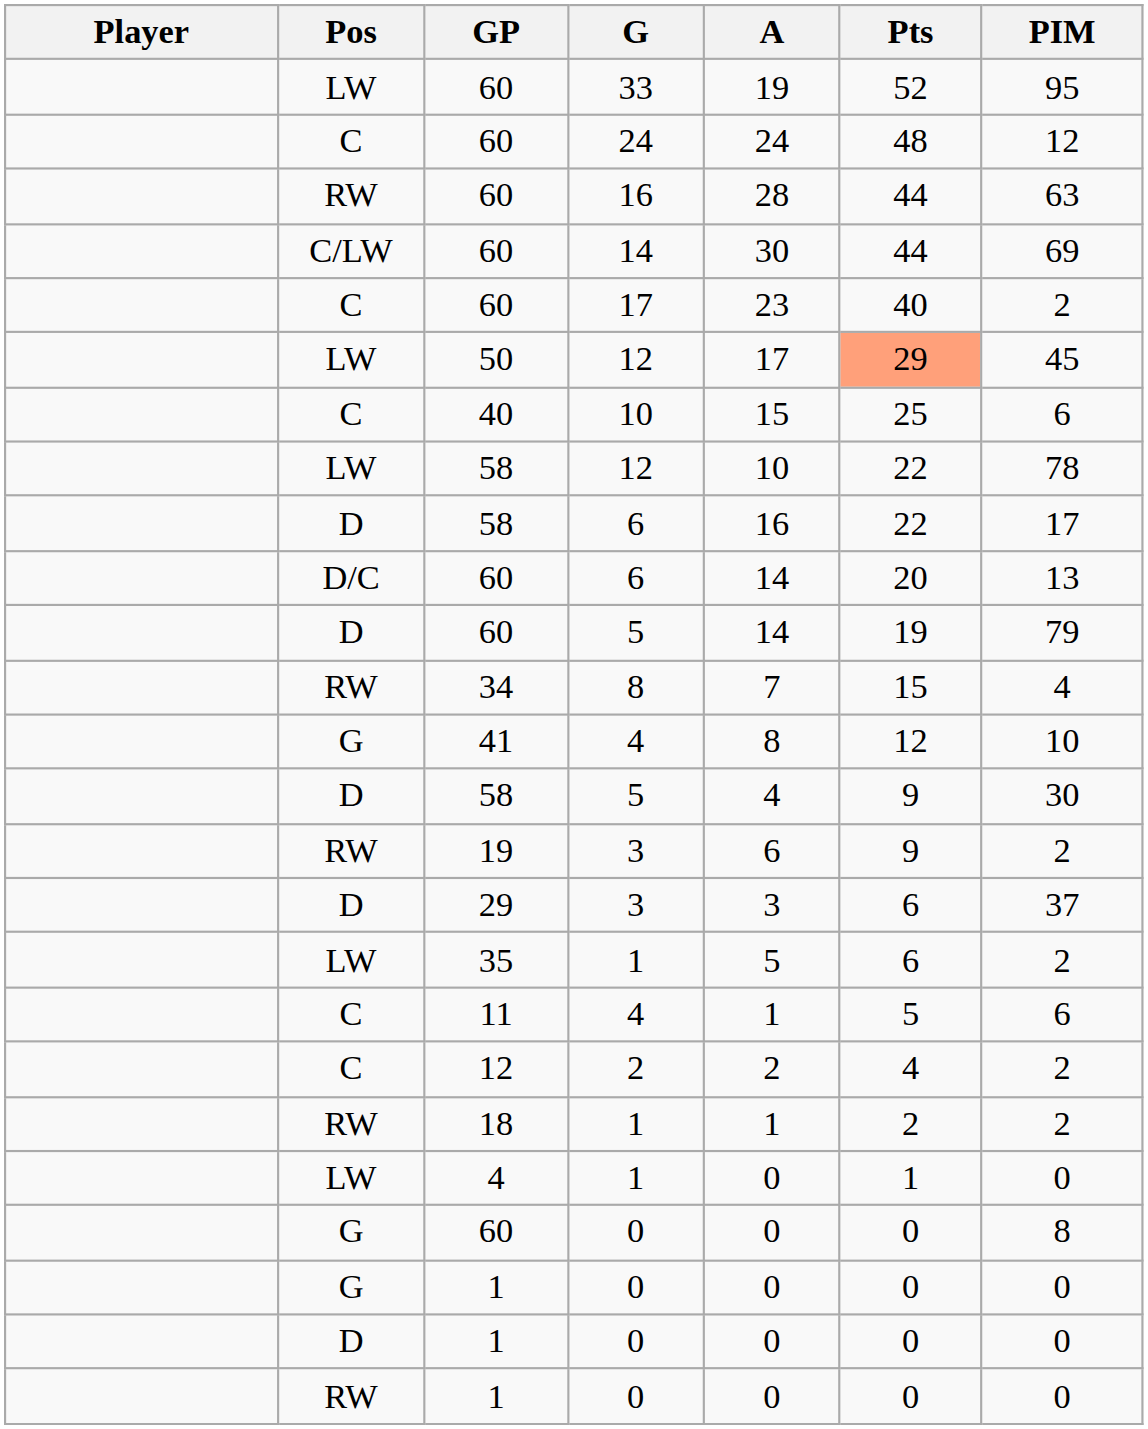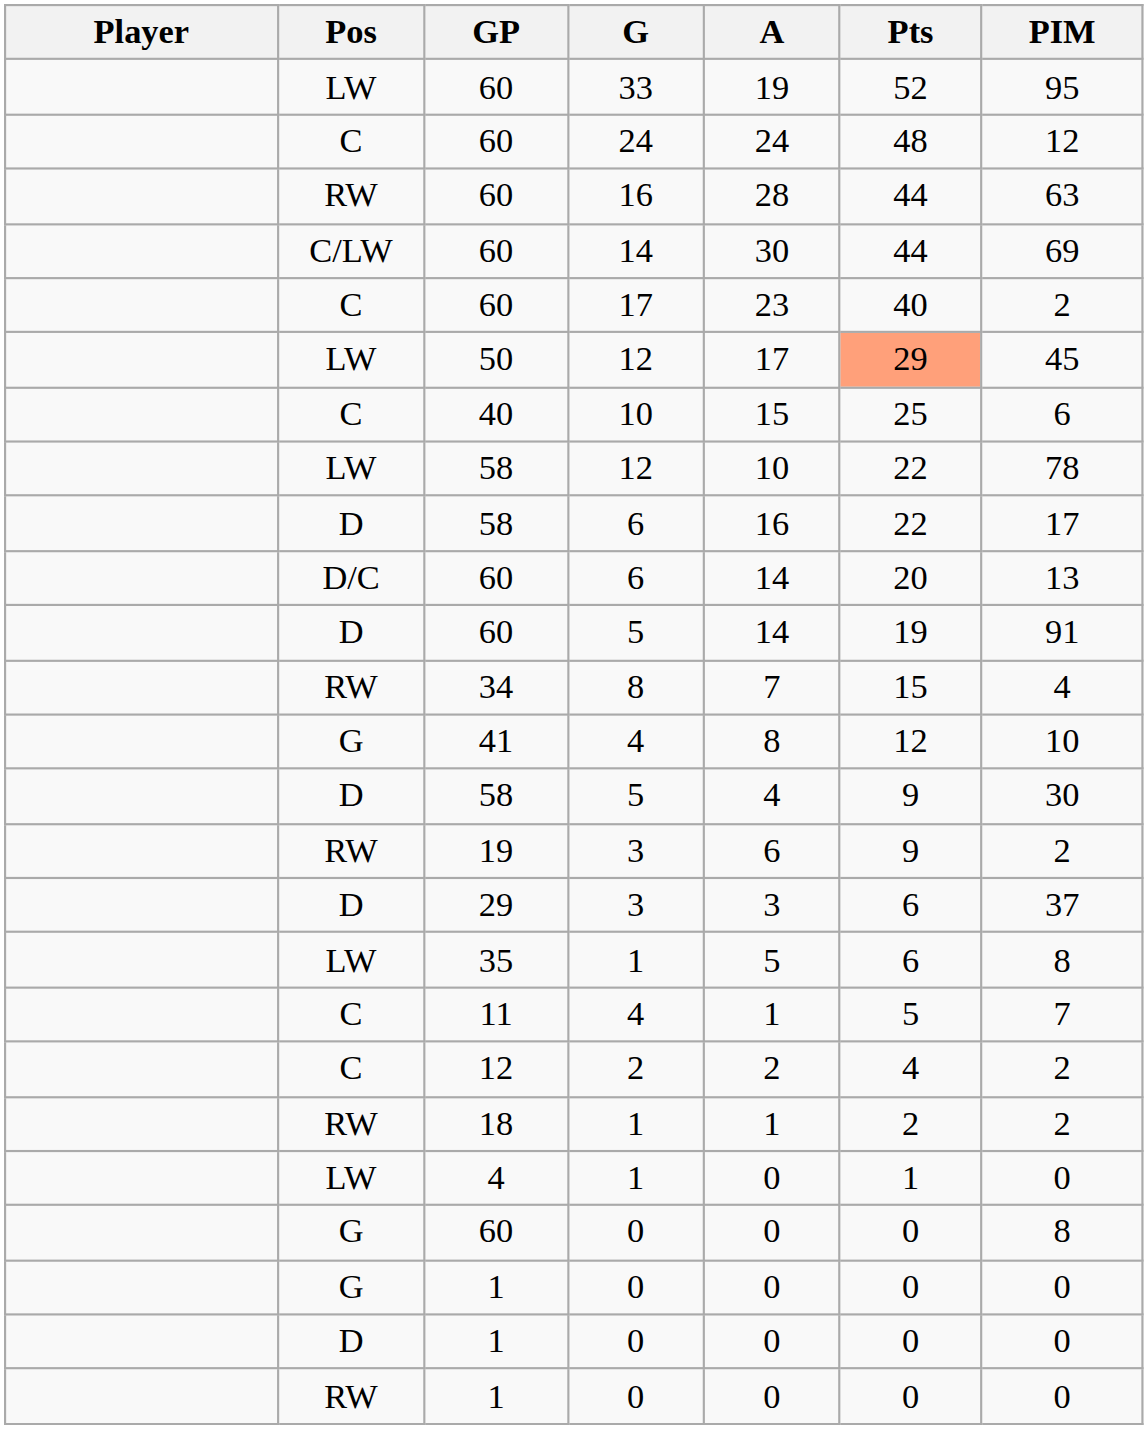(1062, 631) 79 -> (1062, 631) 91
(1062, 959) 2 -> (1062, 959) 8
(1062, 1013) 6 -> (1062, 1013) 7
